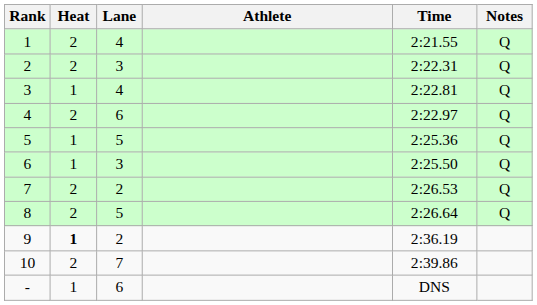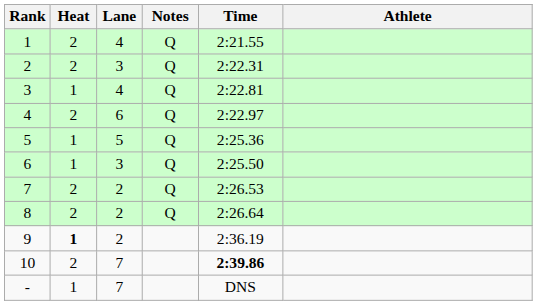columns swapped: (267, 16) <-> (505, 16)
(119, 213) 5 -> (119, 213) 2
(434, 262) normal -> (240, 262) bold
(119, 287) 6 -> (119, 287) 7
